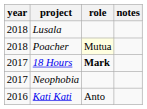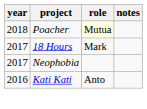- row: (47, 29)
(97, 63) bold -> (95, 46) normal
